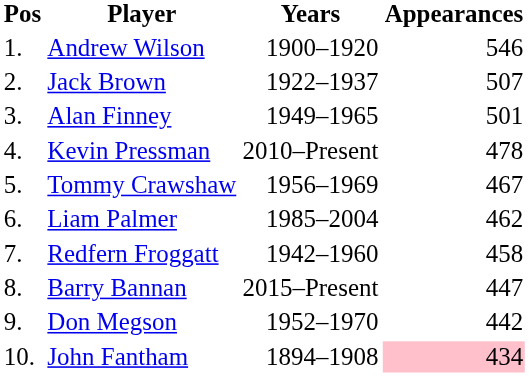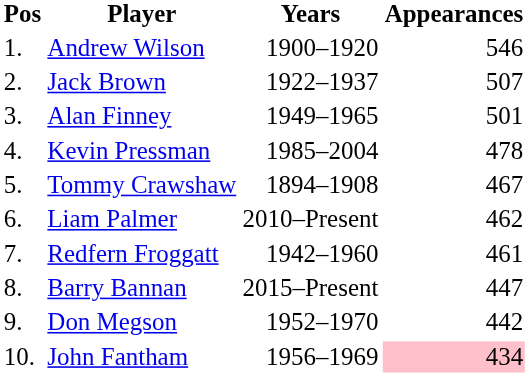(310, 150) 2010–Present -> (322, 150) 1985–2004
(322, 185) 1956–1969 -> (322, 185) 1894–1908
(322, 219) 1985–2004 -> (310, 219) 2010–Present
(505, 253) 458 -> (505, 253) 461
(322, 356) 1894–1908 -> (322, 356) 1956–1969
